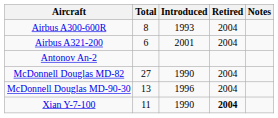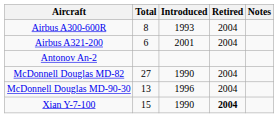(146, 105) 11 -> (146, 105) 15
